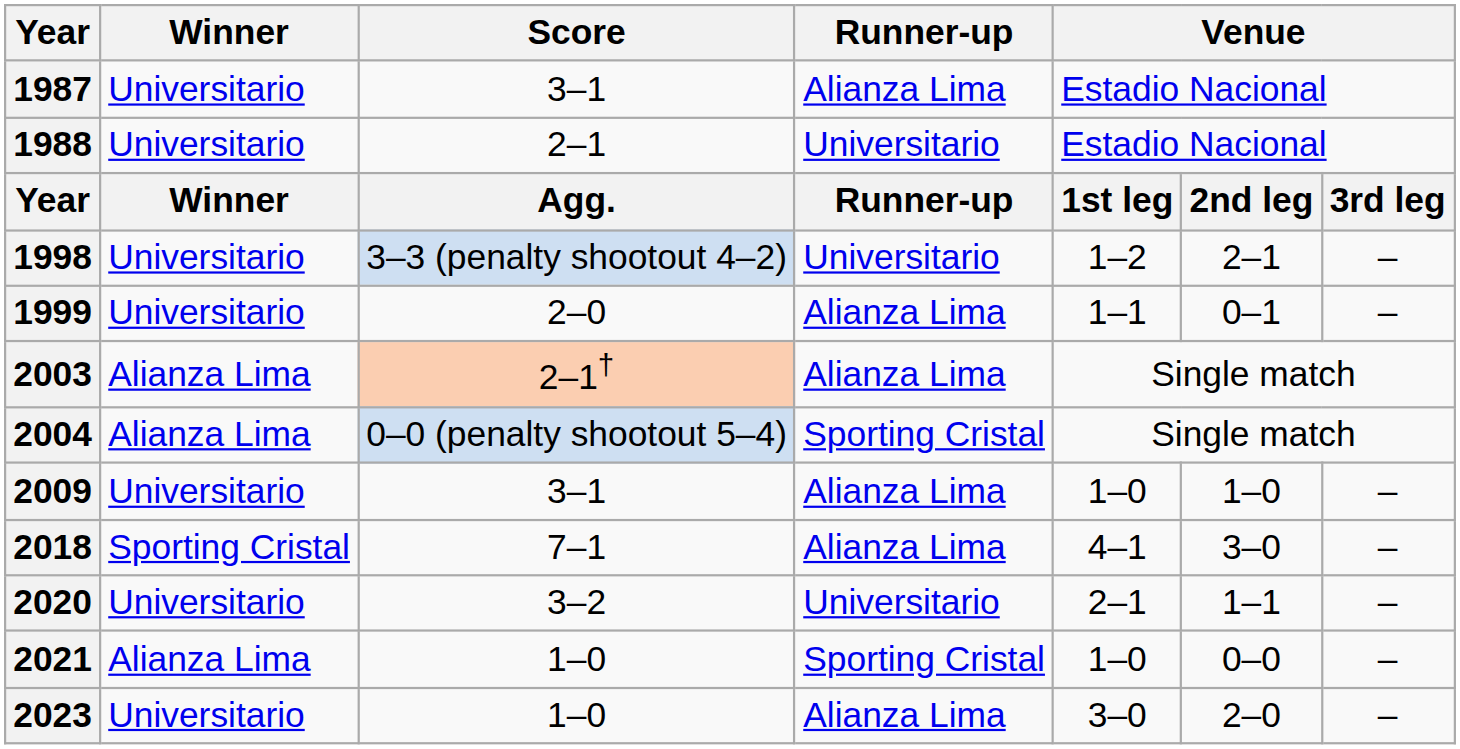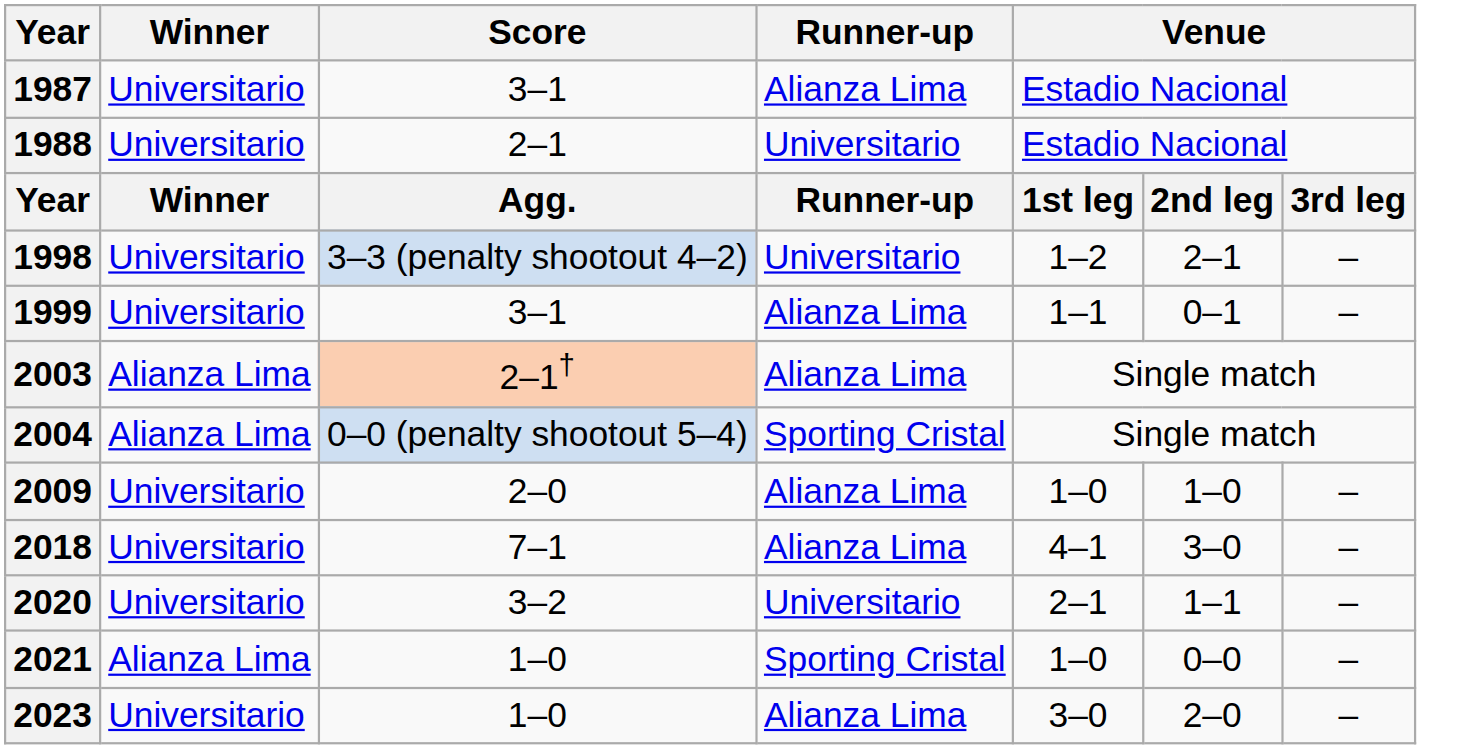(577, 312) 2–0 -> (537, 312) 3–1
(577, 490) 3–1 -> (537, 490) 2–0
(229, 546) Sporting Cristal -> (206, 546) Universitario
